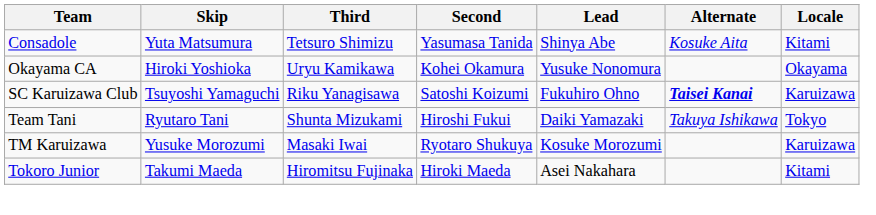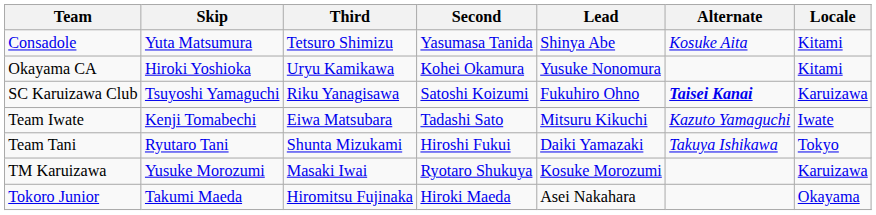(816, 68) Okayama -> (820, 68) Kitami
+ row: (46, 119)
(808, 171) Kitami -> (829, 196) Okayama
